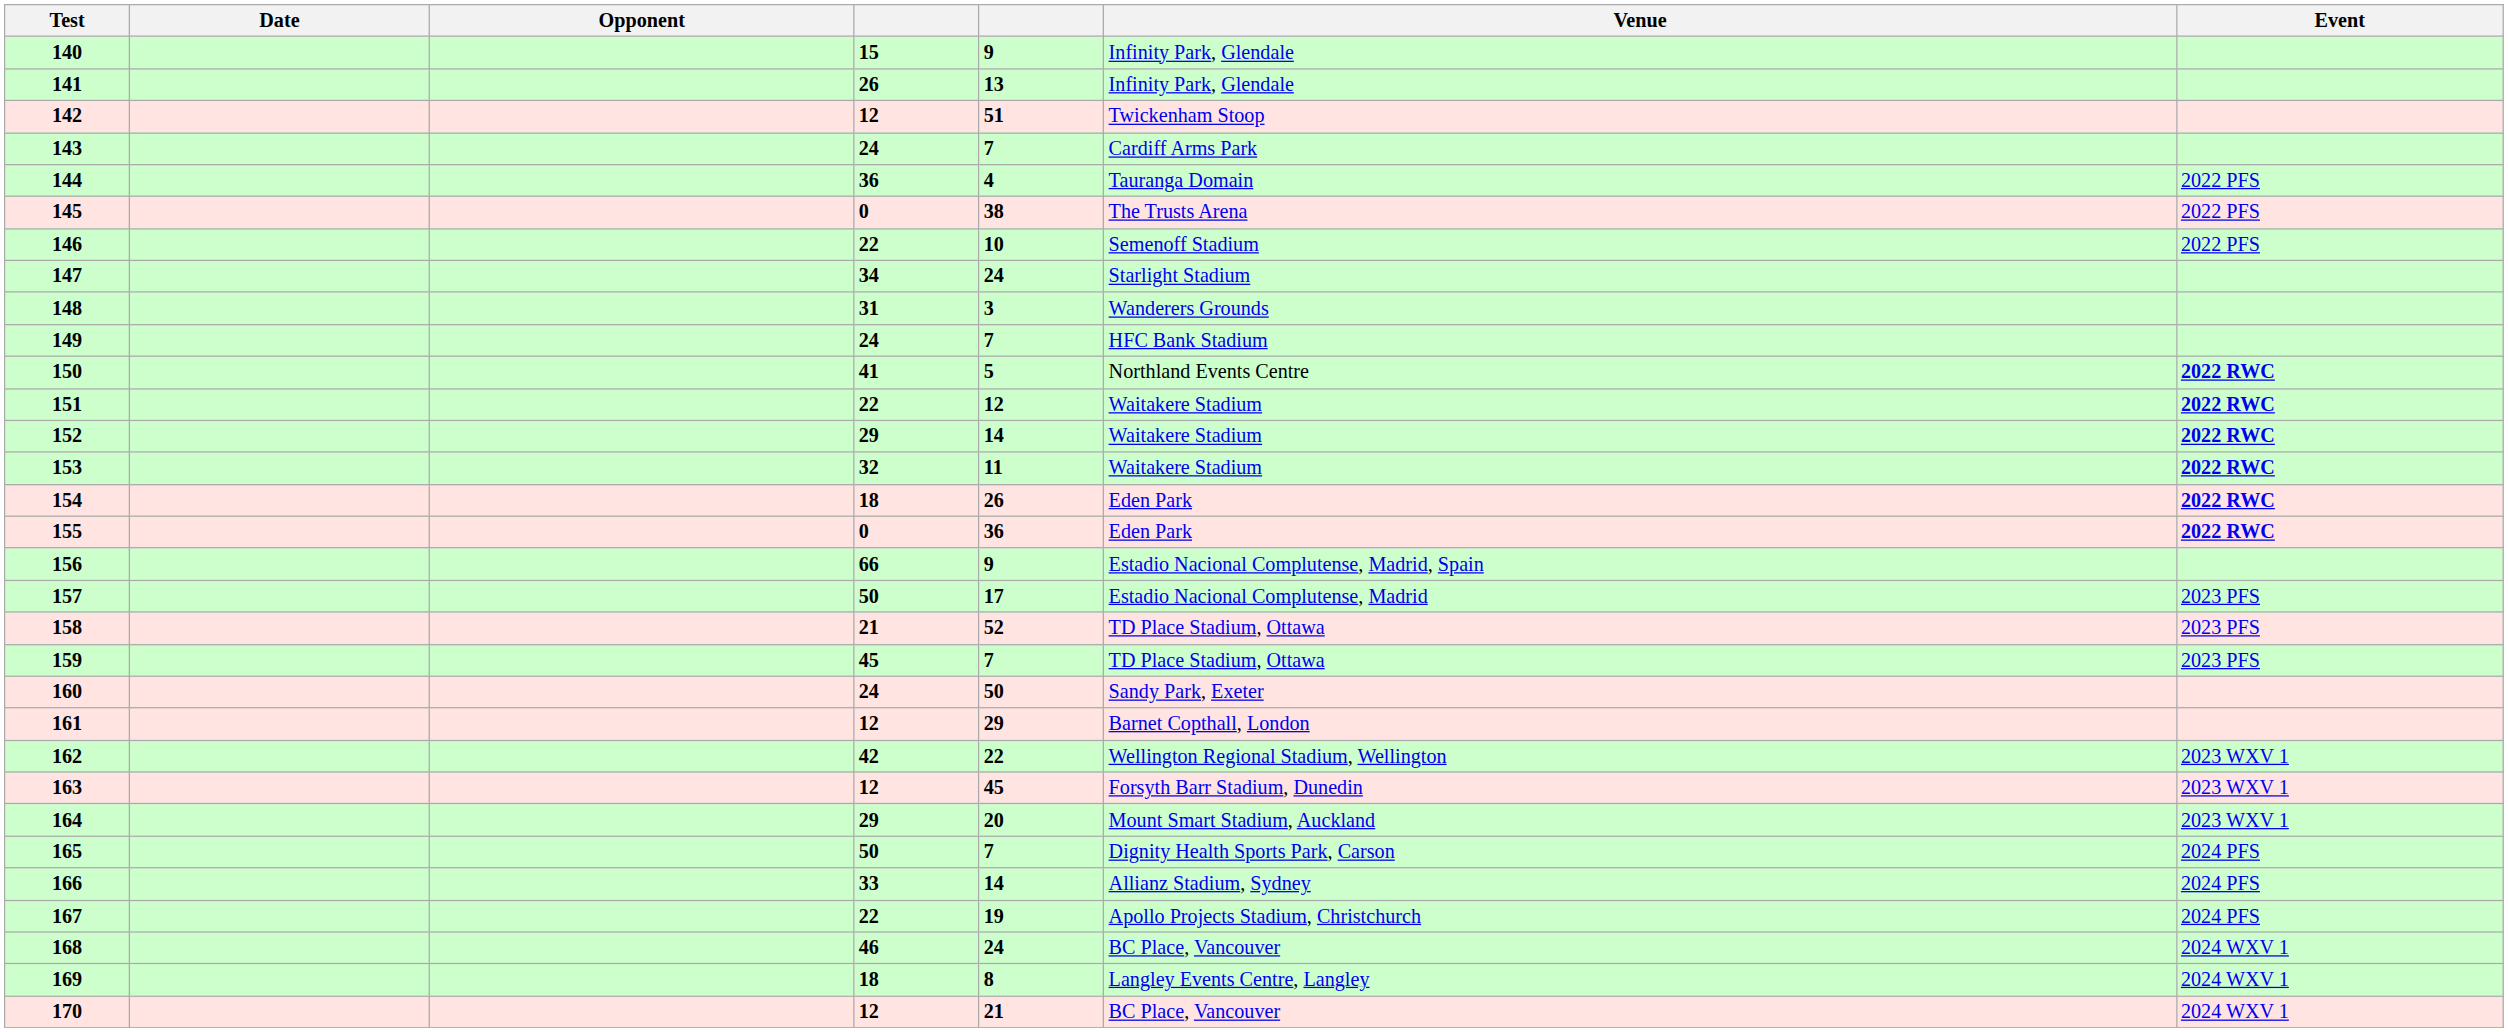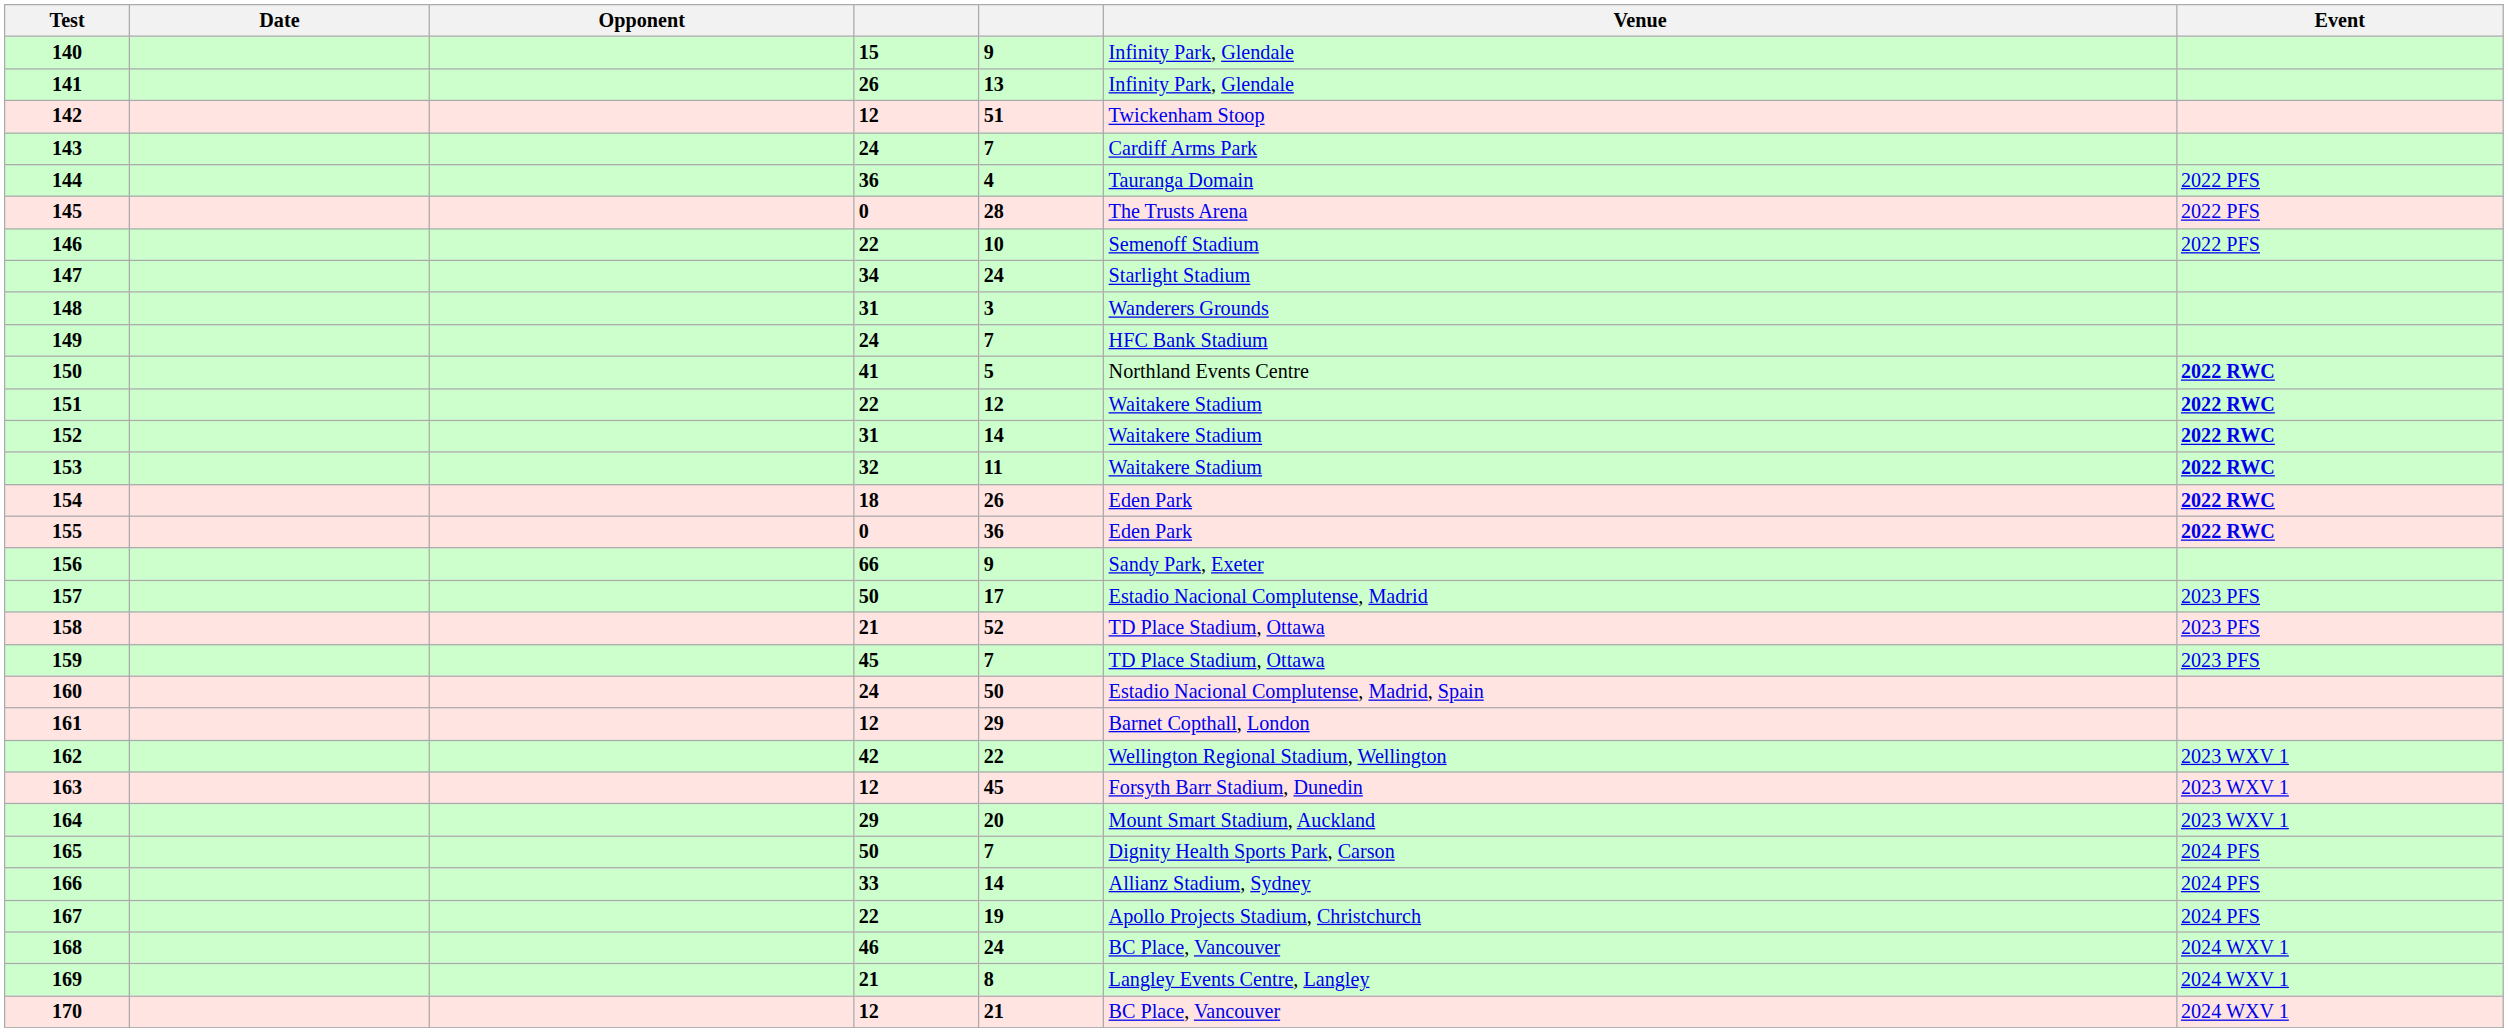(994, 212) 38 -> (994, 212) 28
(869, 436) 29 -> (869, 436) 31
(1296, 564) Estadio Nacional Complutense, Madrid, Spain -> (1186, 564) Sandy Park, Exeter
(1186, 691) Sandy Park, Exeter -> (1296, 691) Estadio Nacional Complutense, Madrid, Spain
(869, 979) 18 -> (869, 979) 21
